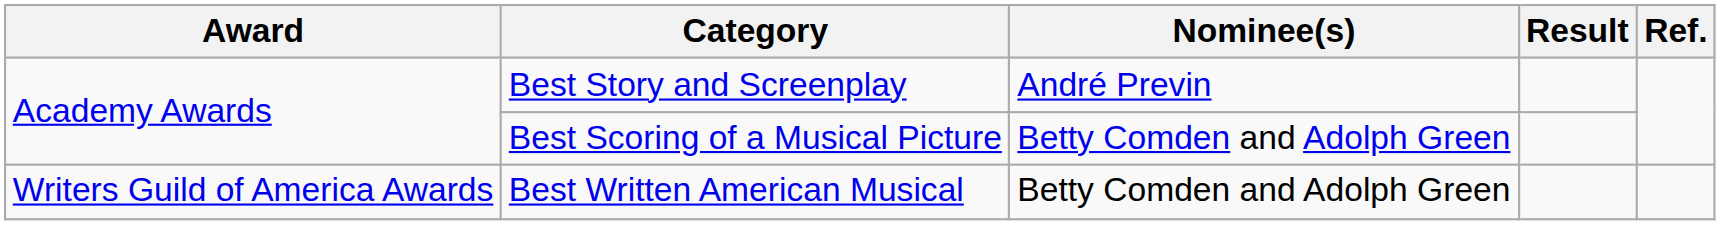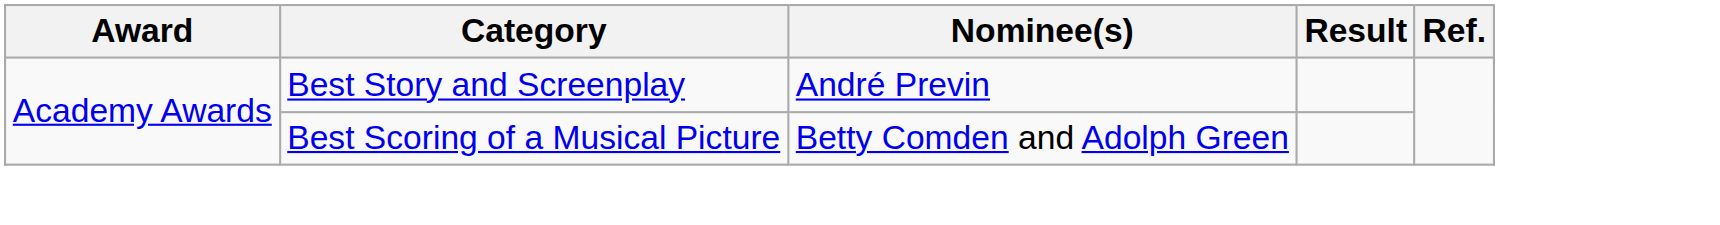- row: (736, 191)
